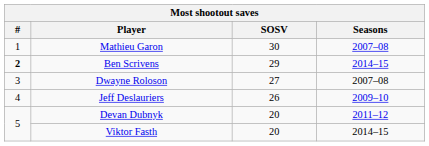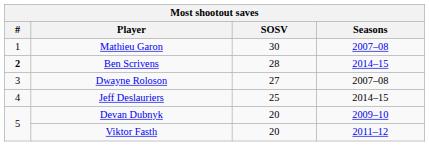(274, 64) 29 -> (274, 64) 28
(274, 98) 26 -> (274, 98) 25
(370, 98) 2009–10 -> (370, 98) 2014–15
(370, 115) 2011–12 -> (370, 115) 2009–10
(370, 132) 2014–15 -> (370, 132) 2011–12
